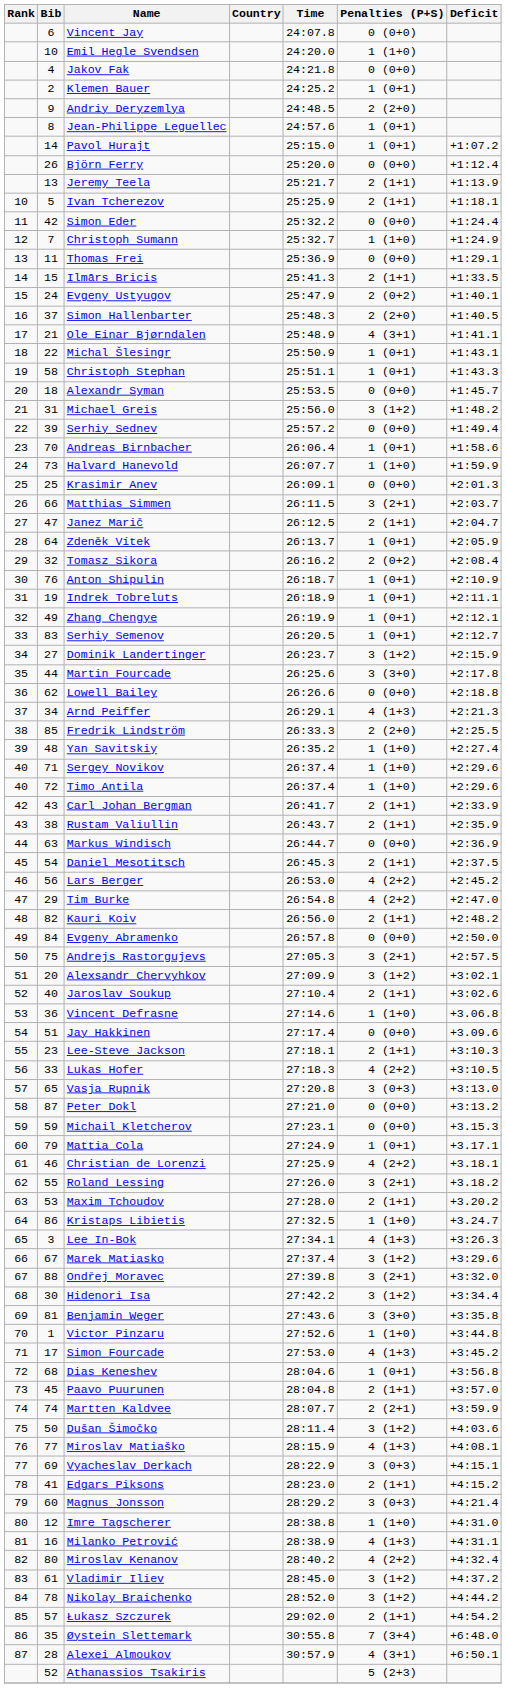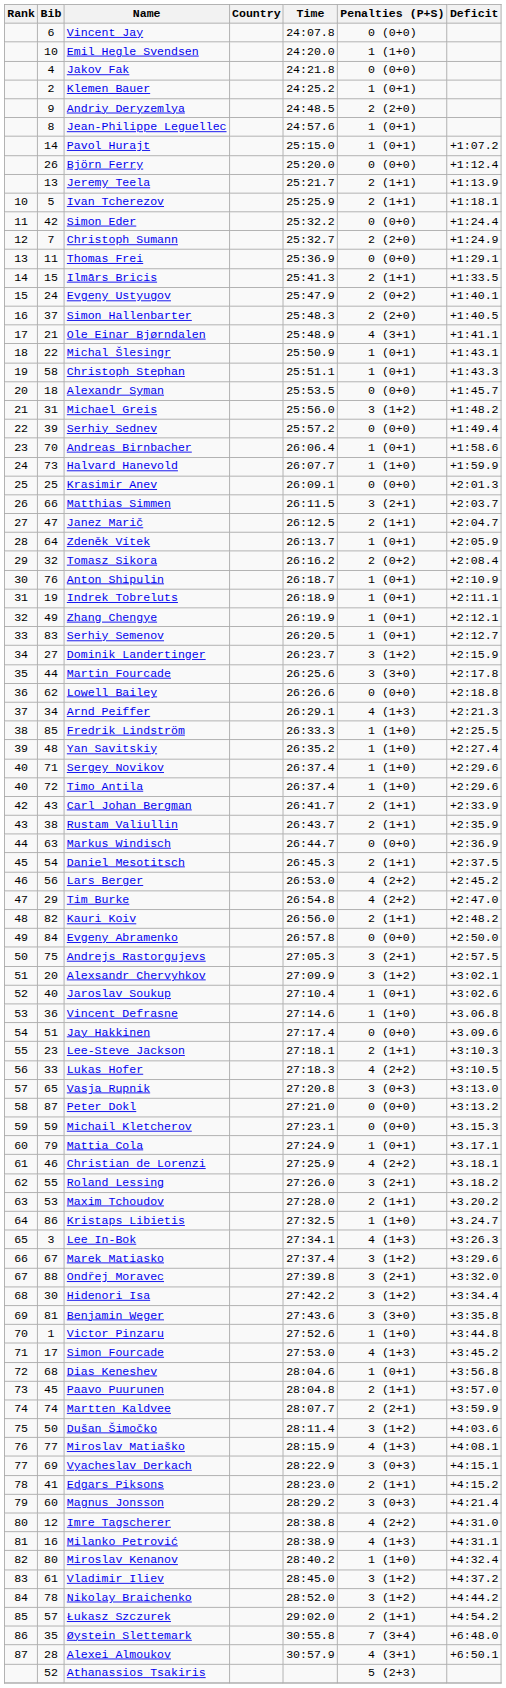(392, 240) 1 (1+0) -> (392, 240) 2 (2+0)
(392, 730) 2 (2+0) -> (392, 730) 1 (1+0)
(392, 994) 2 (1+1) -> (392, 994) 1 (0+1)
(392, 1522) 1 (1+0) -> (392, 1522) 4 (2+2)
(392, 1560) 4 (2+2) -> (392, 1560) 1 (1+0)
